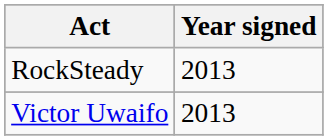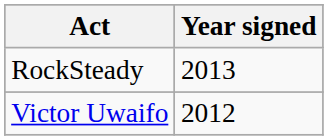(208, 112) 2013 -> (208, 112) 2012
